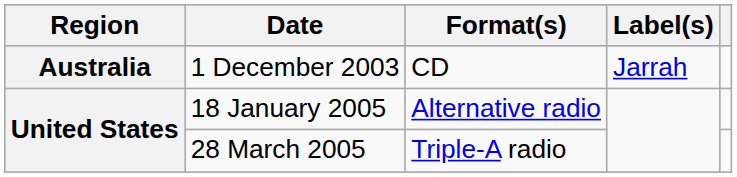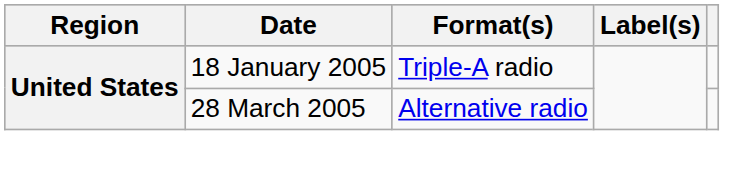- row: (295, 66)
(506, 108) Alternative radio -> (476, 66) Triple-A radio
(489, 150) Triple-A radio -> (493, 108) Alternative radio
